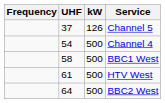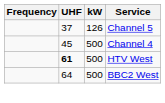(67, 43) 54 -> (67, 43) 45
- row: (133, 59)
(67, 75) normal -> (67, 59) bold
